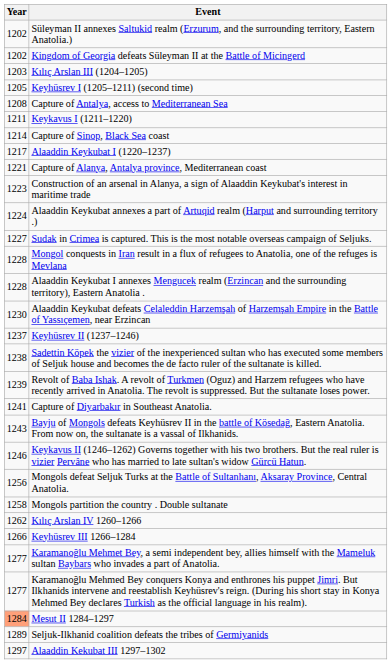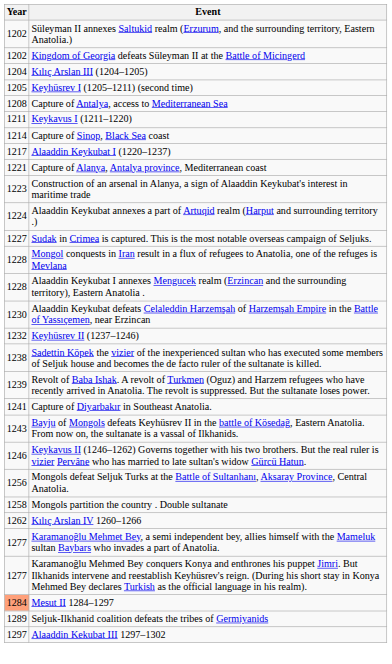(17, 71) 1203 -> (17, 71) 1204
(17, 336) 1237 -> (17, 336) 1232
- row: (84, 536)
